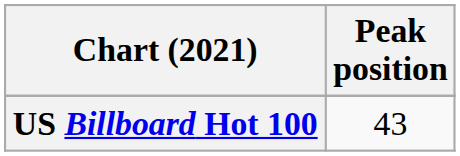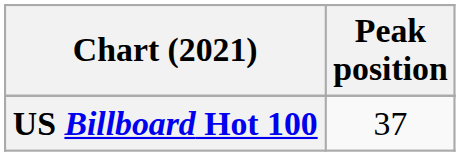(390, 122) 43 -> (390, 122) 37
